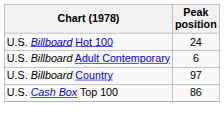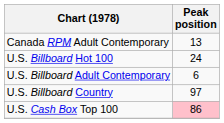+ row: (88, 42)
(196, 93) no background -> (196, 110) pink background
